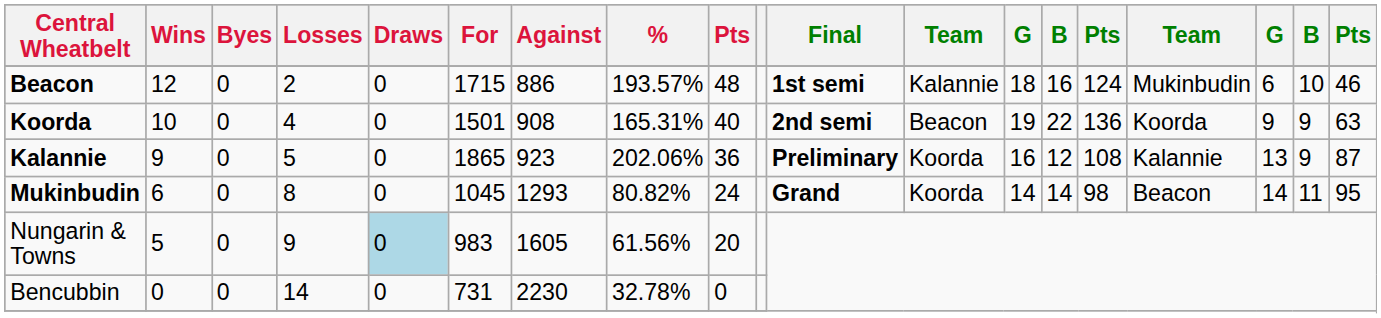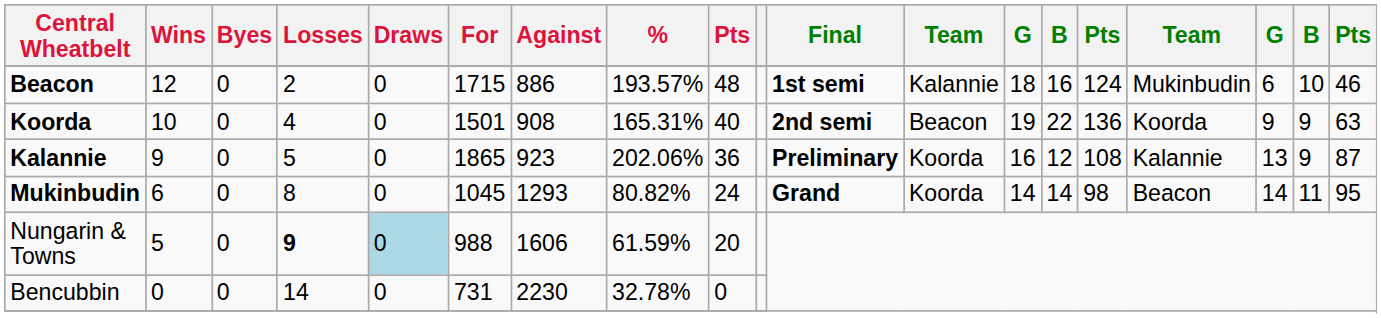(289, 243) normal -> (289, 243) bold
(473, 243) 983 -> (473, 243) 988
(542, 243) 1605 -> (542, 243) 1606
(651, 243) 61.56% -> (651, 243) 61.59%
